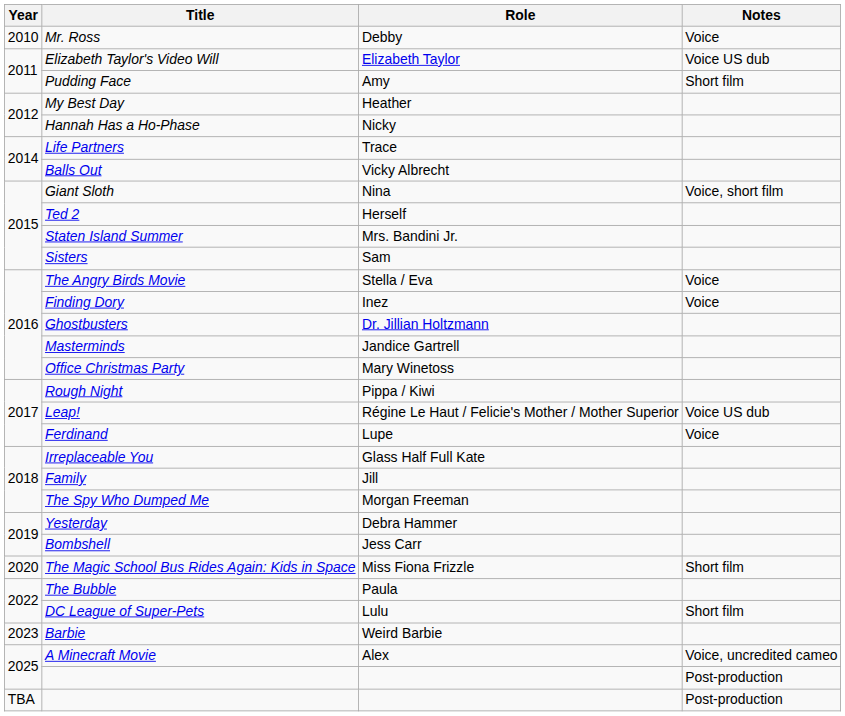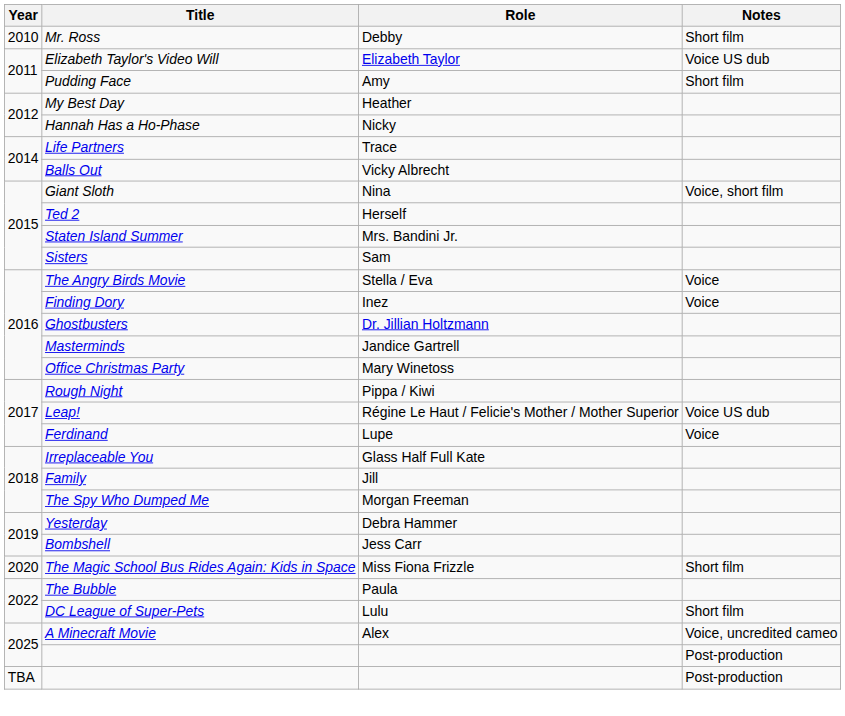(702, 37) Voice -> (715, 37) Short film
- row: (23, 633)
